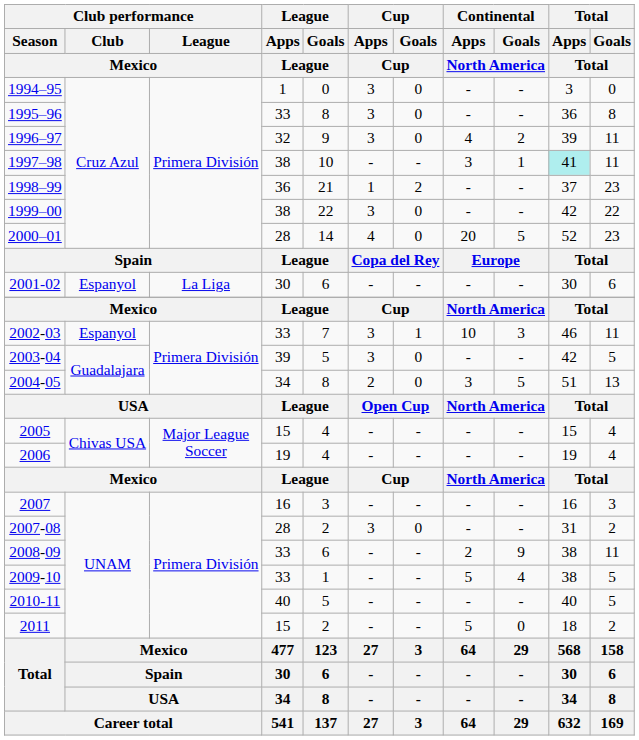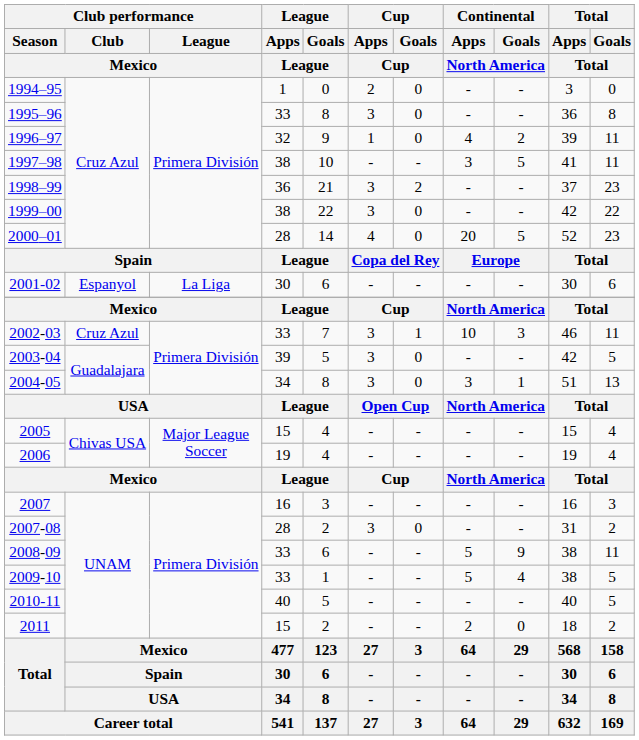(371, 89) 3 -> (371, 89) 2
(371, 138) 3 -> (371, 138) 1
(521, 162) 1 -> (521, 162) 5
(569, 162) paleturquoise background -> (569, 162) no background
(371, 187) 1 -> (371, 187) 3
(107, 333) Espanyol -> (107, 333) Cruz Azul
(371, 382) 2 -> (371, 382) 3
(521, 382) 5 -> (521, 382) 1
(468, 552) 2 -> (468, 552) 5
(468, 625) 5 -> (468, 625) 2
